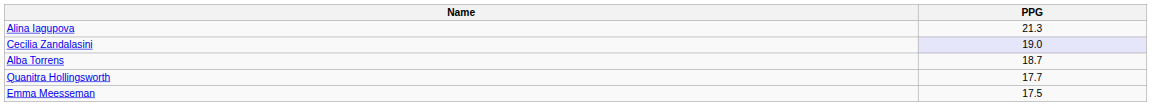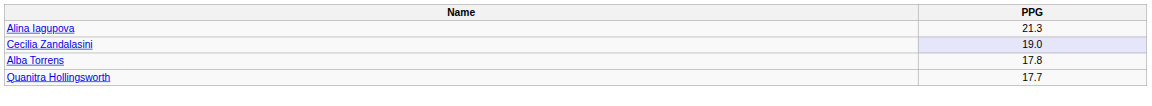(1032, 61) 18.7 -> (1032, 61) 17.8
- row: (51, 93)
